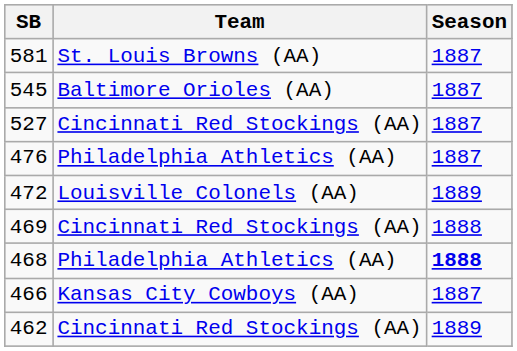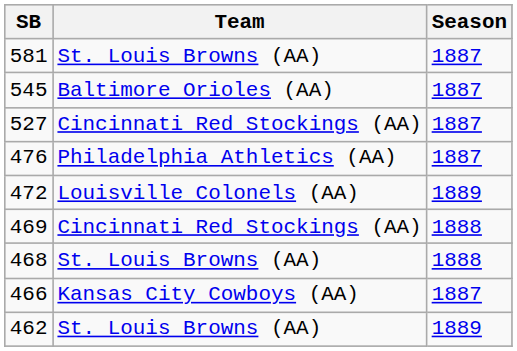(227, 261) Philadelphia Athletics (AA) -> (189, 261) St. Louis Browns (AA)
(457, 261) bold -> (457, 261) normal
(240, 329) Cincinnati Red Stockings (AA) -> (189, 329) St. Louis Browns (AA)
